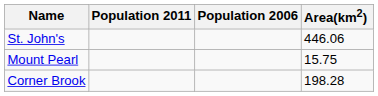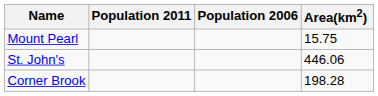rows swapped: (36, 39) <-> (43, 60)
